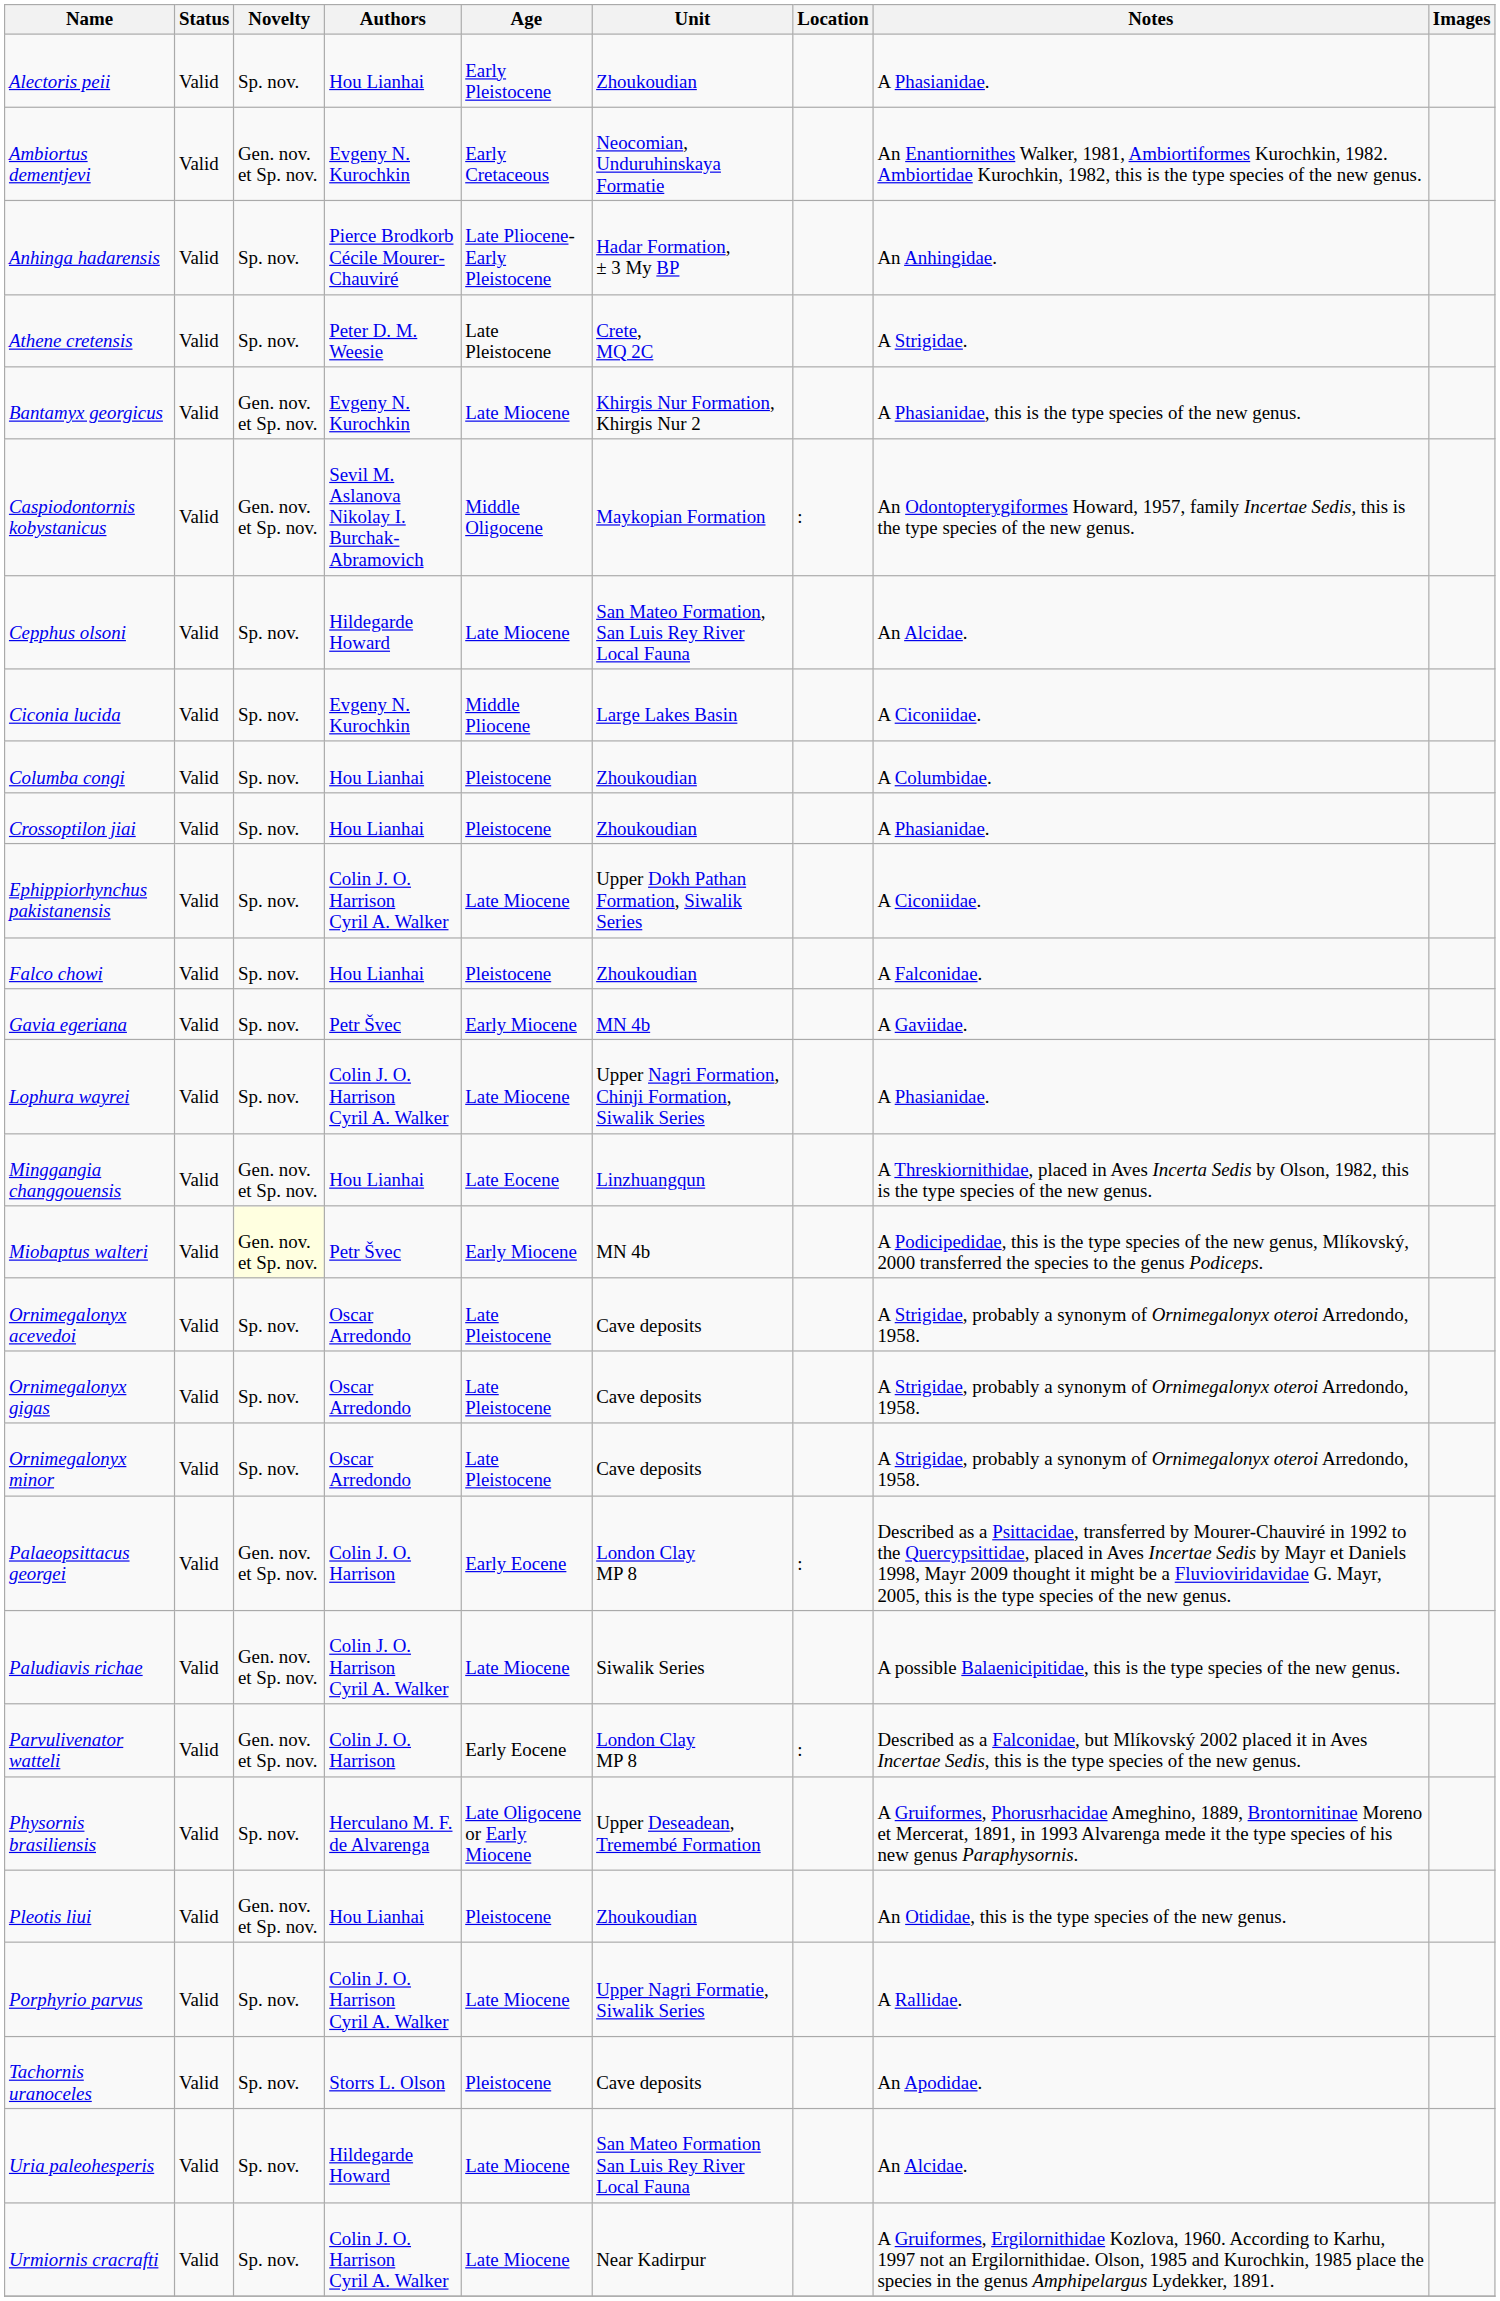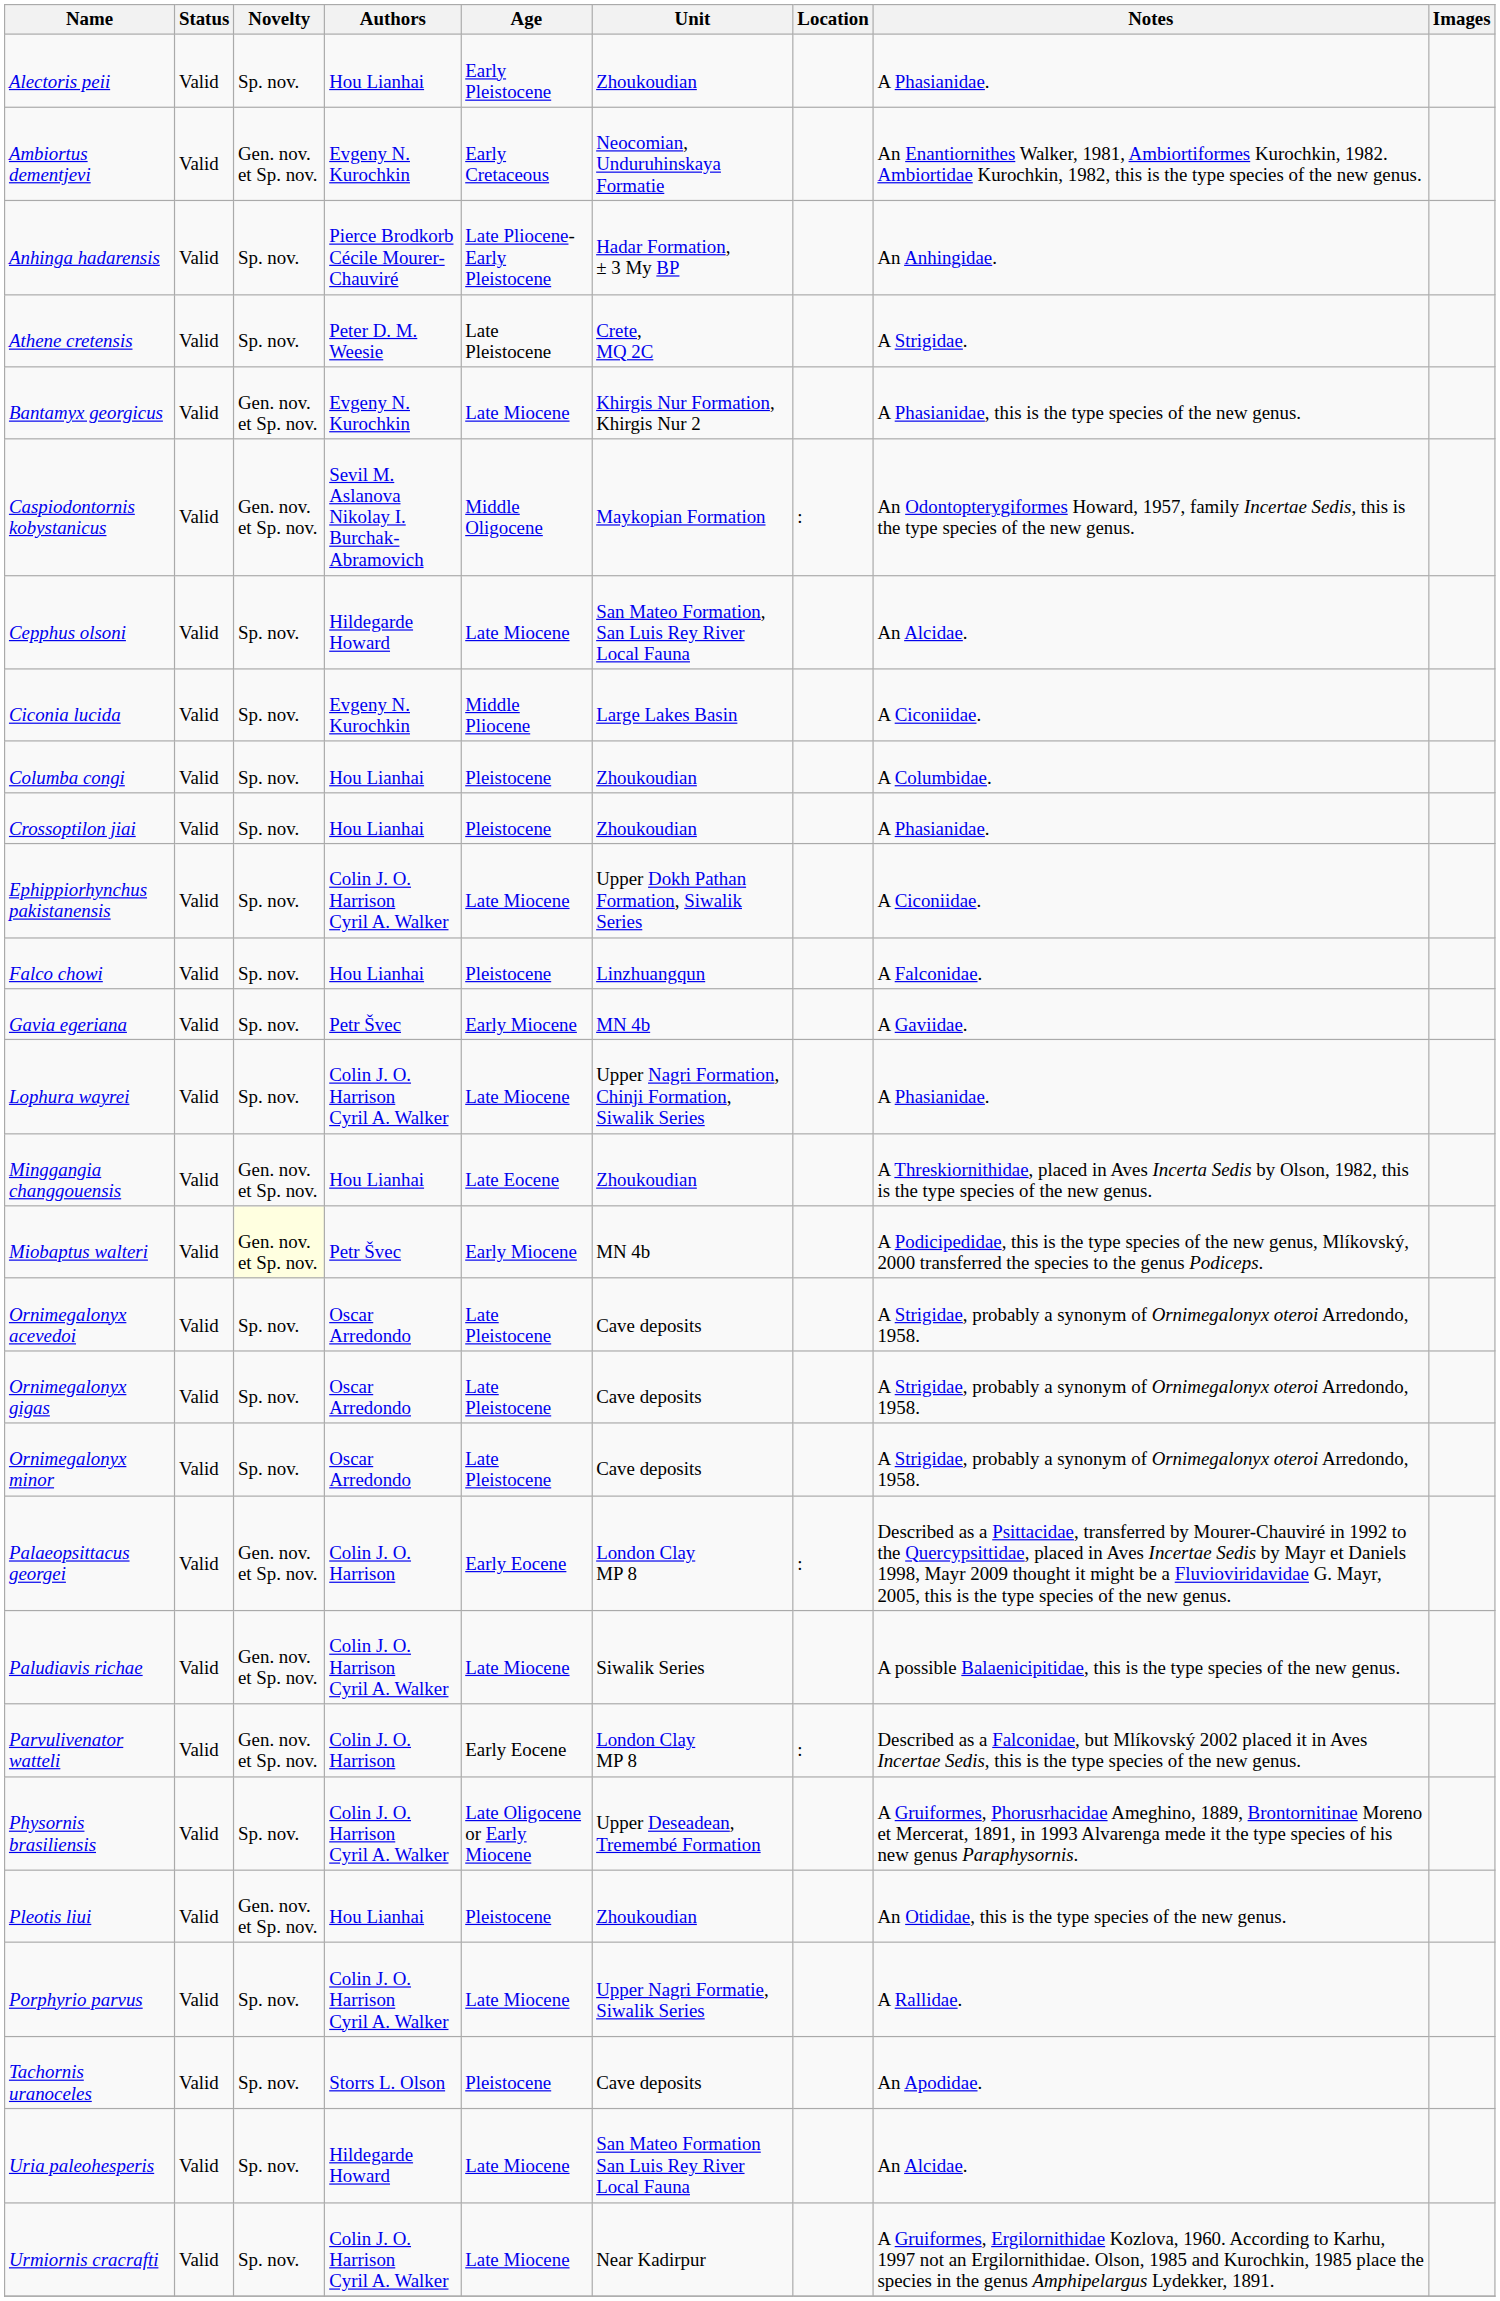(646, 973) Zhoukoudian -> (651, 973) Linzhuangqun
(651, 1180) Linzhuangqun -> (646, 1180) Zhoukoudian
(391, 1833) Herculano M. F. de Alvarenga -> (389, 1833) Colin J. O. Harrison Cyril A. Walker
